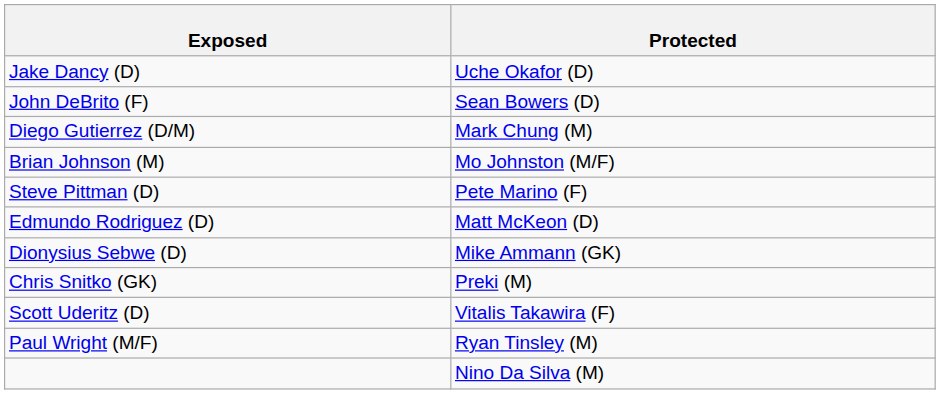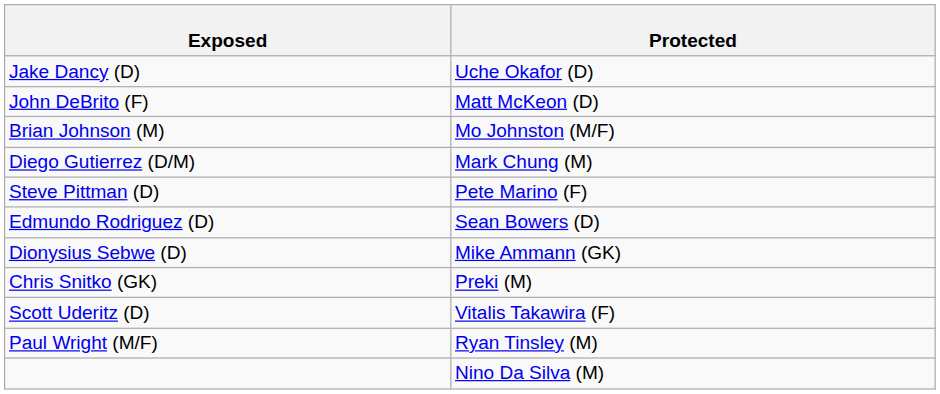(527, 101) Sean Bowers (D) -> (527, 101) Matt McKeon (D)
rows swapped: (102, 131) <-> (87, 161)
(527, 222) Matt McKeon (D) -> (527, 222) Sean Bowers (D)
